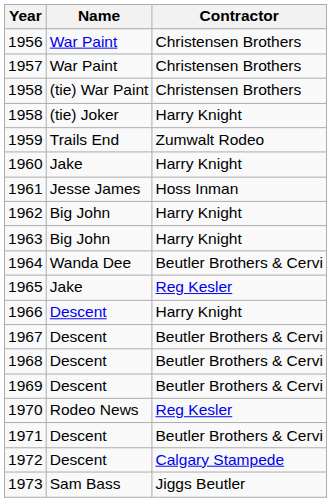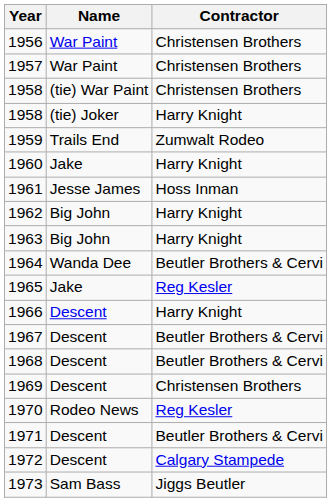(239, 386) Beutler Brothers & Cervi -> (228, 386) Christensen Brothers
